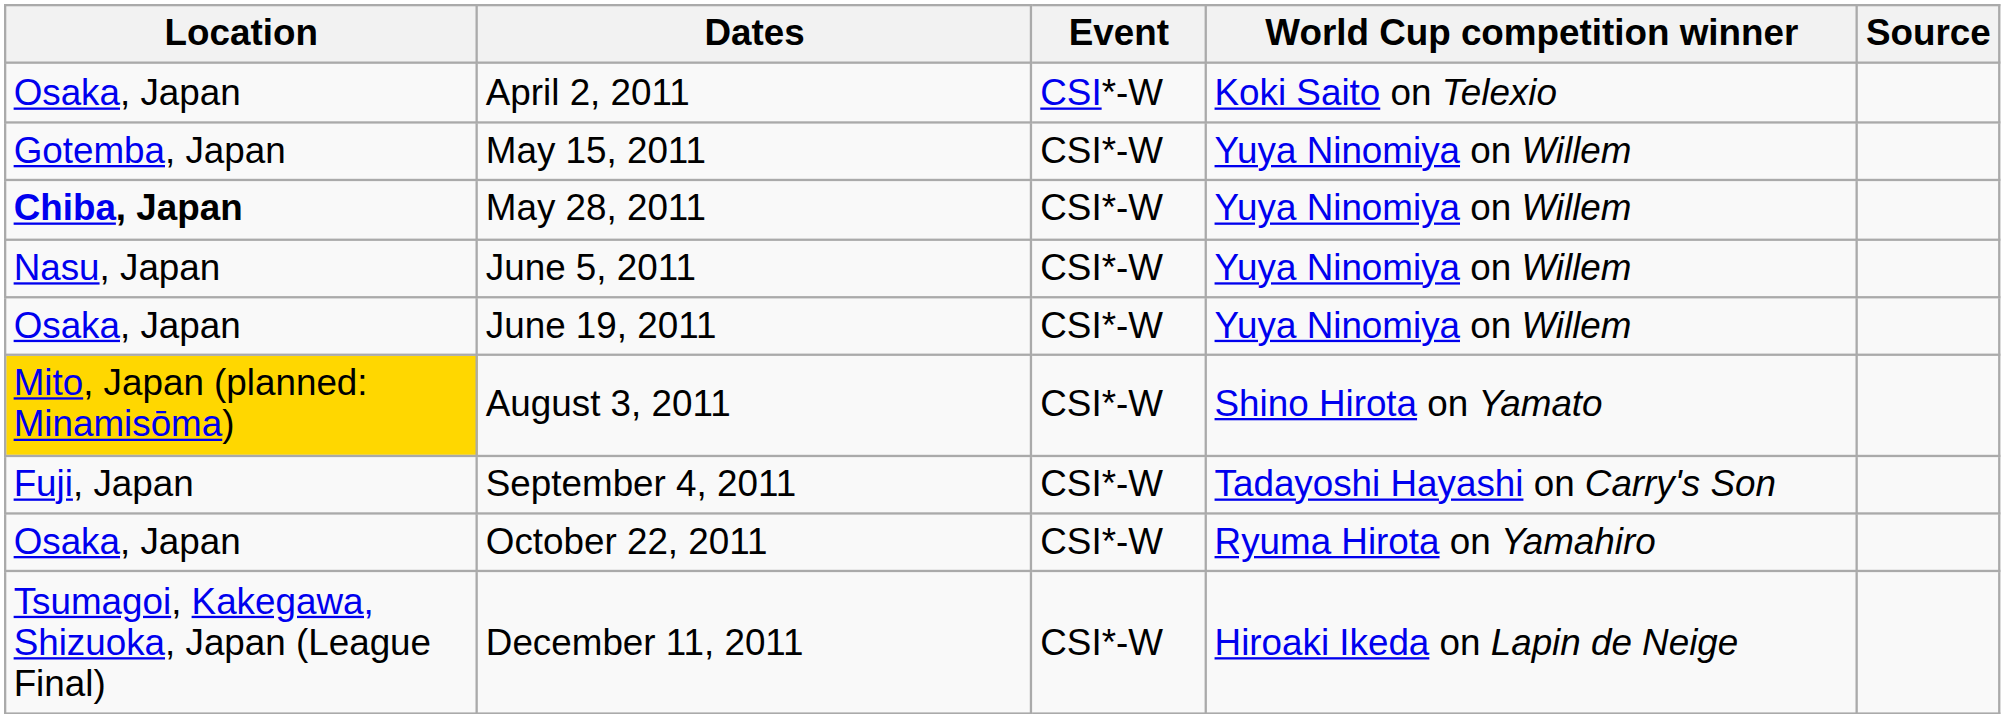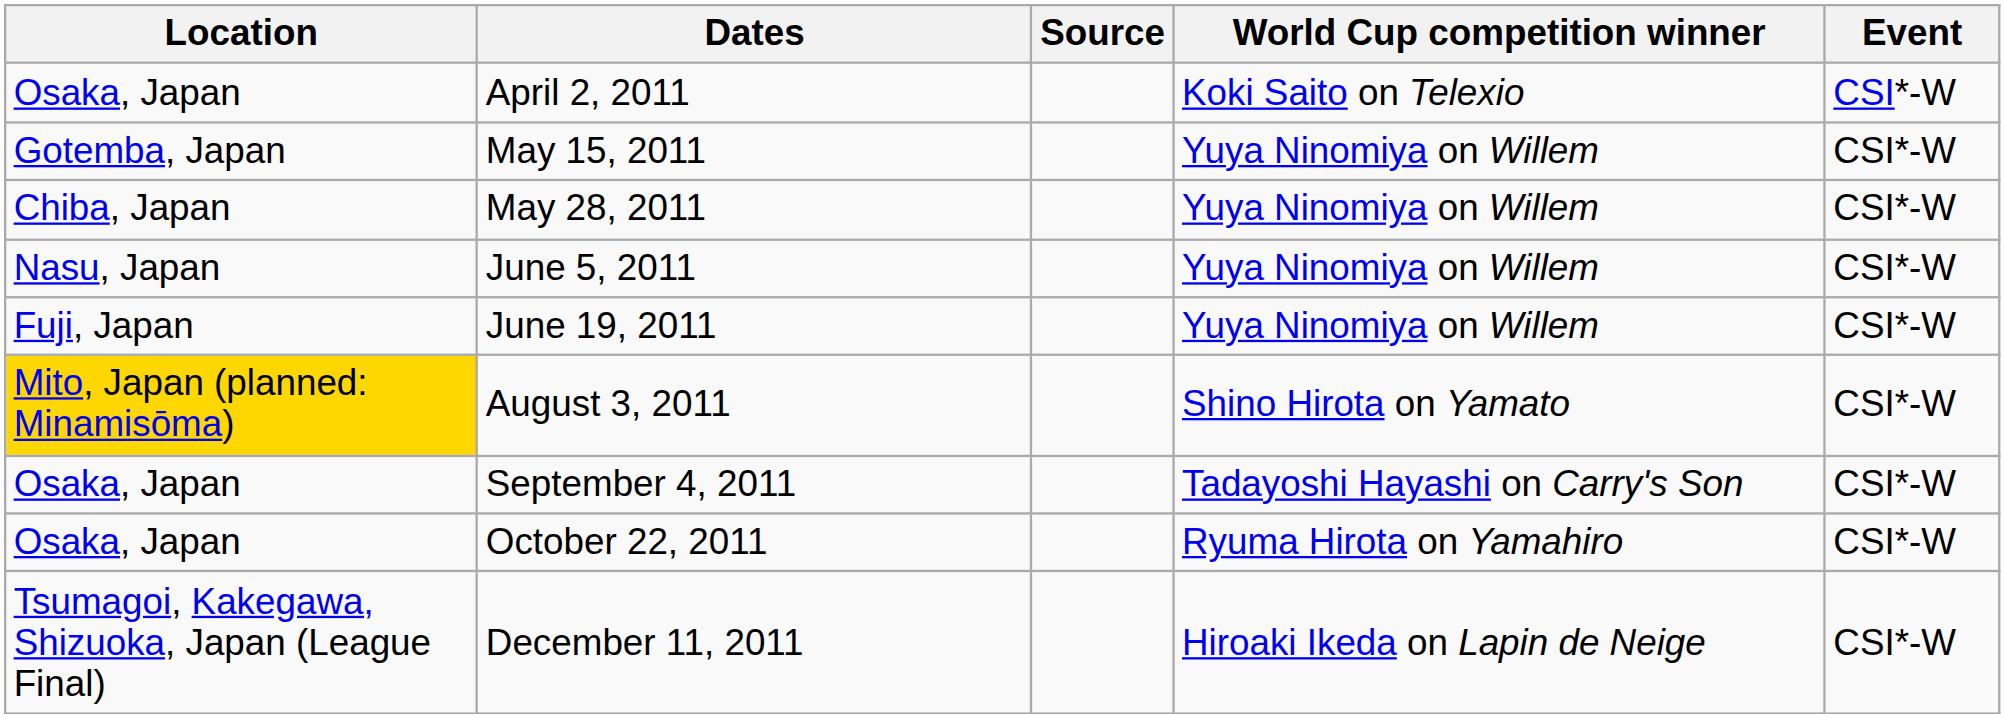columns swapped: (1119, 33) <-> (1928, 33)
(128, 208) bold -> (122, 208) normal
(127, 325) Osaka, Japan -> (104, 325) Fuji, Japan
(104, 483) Fuji, Japan -> (127, 483) Osaka, Japan
